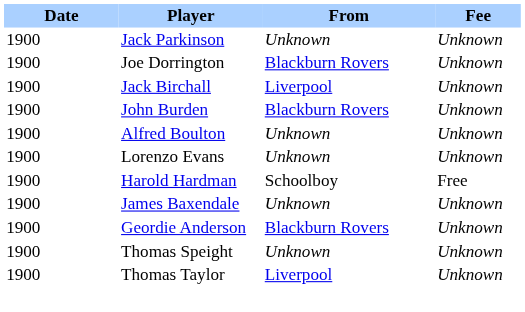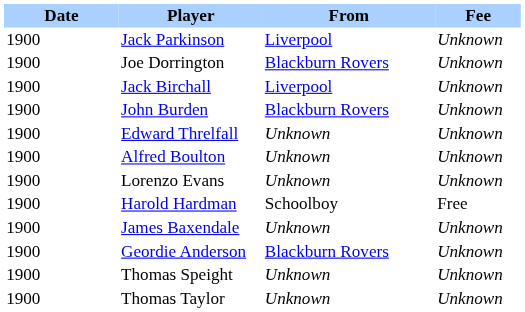(298, 39) Unknown -> (299, 39) Liverpool
+ row: (180, 133)
(299, 274) Liverpool -> (298, 298) Unknown
